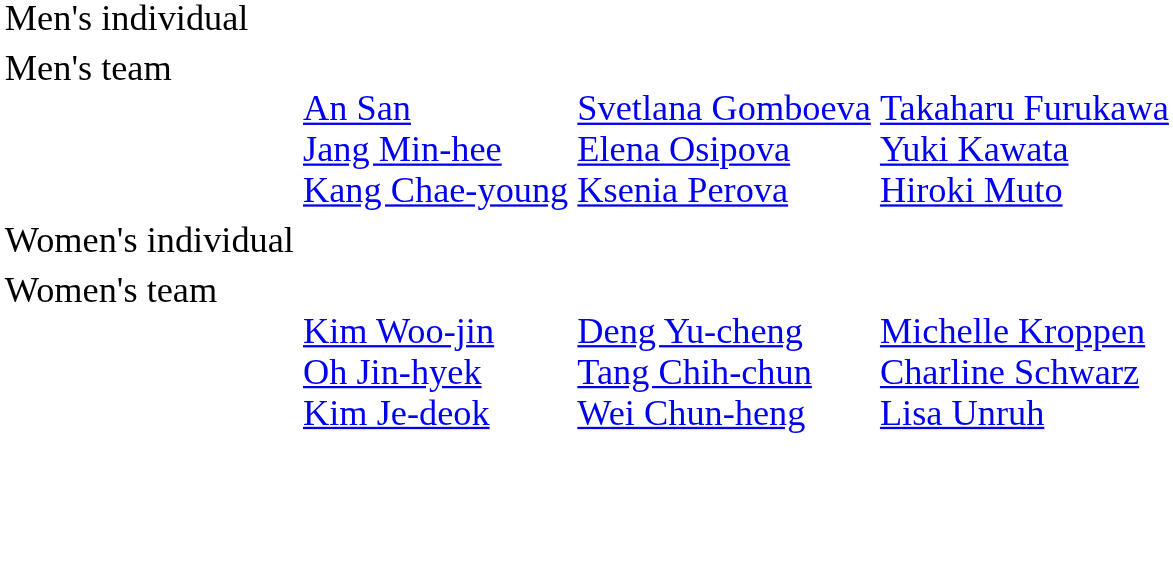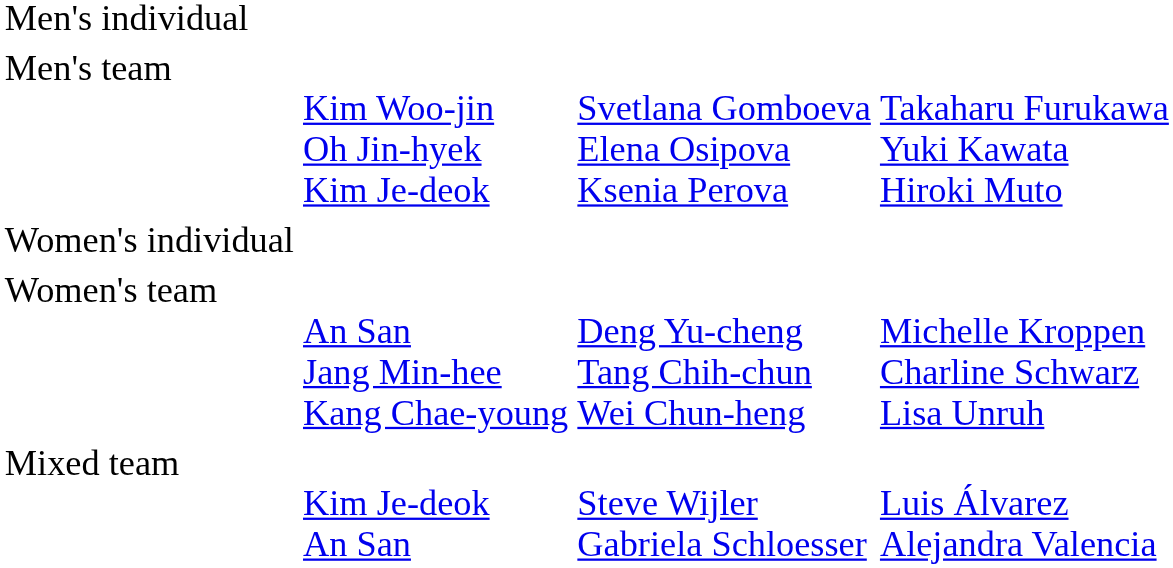(436, 149) An San Jang Min-hee Kang Chae-young -> (399, 149) Kim Woo-jin Oh Jin-hyek Kim Je-deok
(399, 371) Kim Woo-jin Oh Jin-hyek Kim Je-deok -> (436, 371) An San Jang Min-hee Kang Chae-young
+ row: (92, 462)
